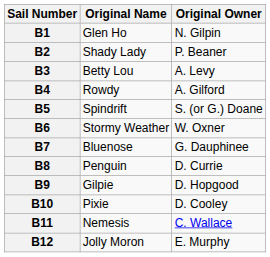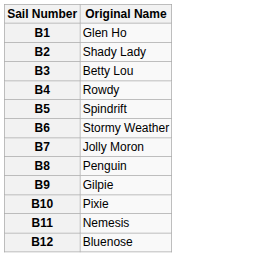- column: (219, 14)
(108, 147) Bluenose -> (113, 147) Jolly Moron
(113, 242) Jolly Moron -> (108, 242) Bluenose
